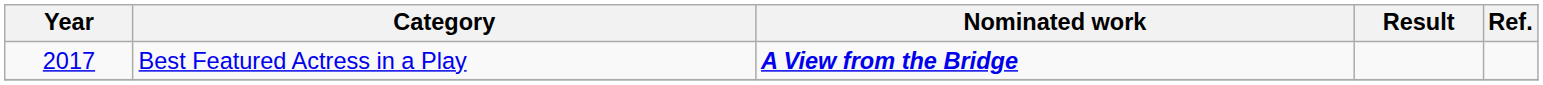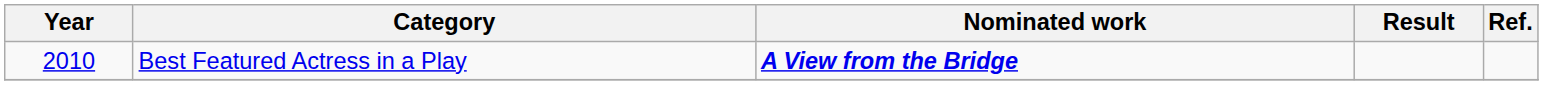(69, 60) 2017 -> (69, 60) 2010
